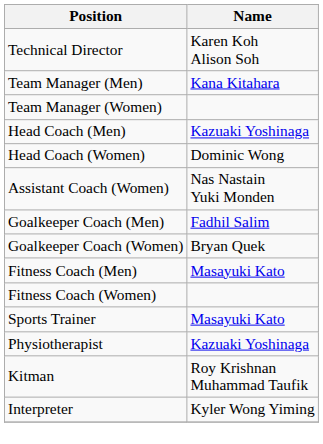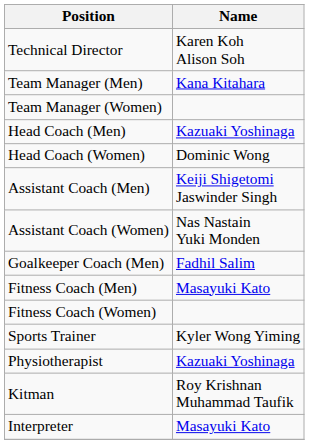+ row: (79, 188)
- row: (96, 246)
(238, 319) Masayuki Kato -> (238, 336) Kyler Wong Yiming
(253, 409) Kyler Wong Yiming -> (223, 426) Masayuki Kato
